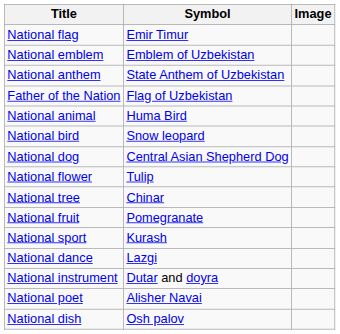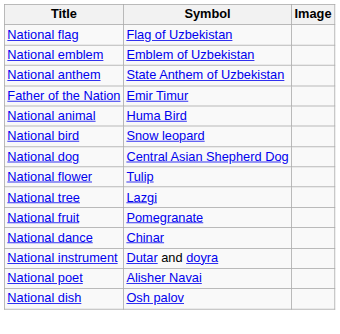(157, 34) Emir Timur -> (179, 34) Flag of Uzbekistan
(179, 95) Flag of Uzbekistan -> (157, 95) Emir Timur
(145, 197) Chinar -> (142, 197) Lazgi
- row: (47, 237)
(142, 258) Lazgi -> (145, 237) Chinar
